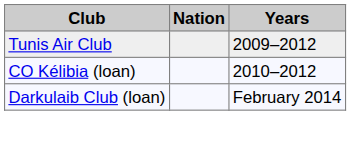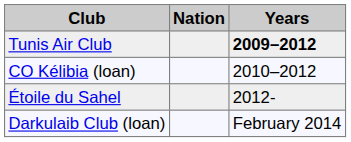(275, 44) normal -> (275, 44) bold
+ row: (65, 97)
